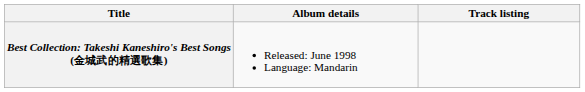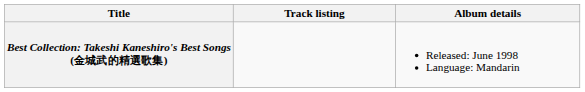columns swapped: (326, 13) <-> (499, 13)
